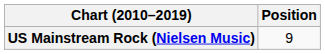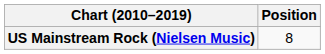(289, 37) 9 -> (289, 37) 8
